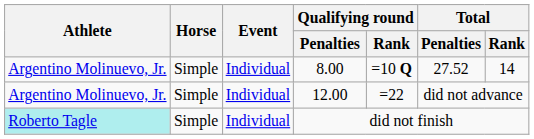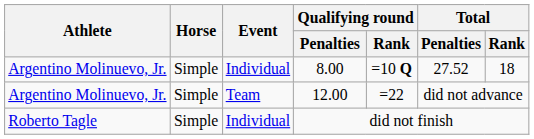(507, 69) 14 -> (507, 69) 18
(258, 95) Individual -> (243, 95) Team
(53, 121) paleturquoise background -> (53, 121) no background
